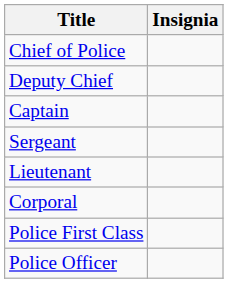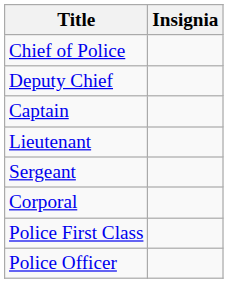rows swapped: (50, 171) <-> (42, 141)
